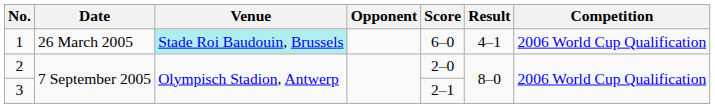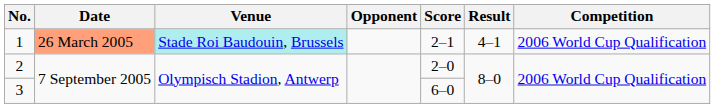(85, 41) no background -> (85, 41) lightsalmon background
(443, 41) 6–0 -> (443, 41) 2–1
(443, 90) 2–1 -> (443, 90) 6–0
